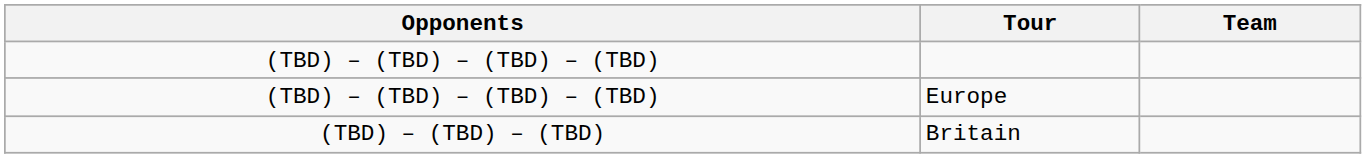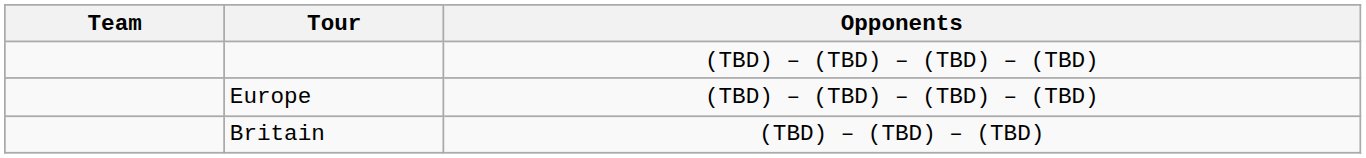columns swapped: (1250, 23) <-> (463, 23)
